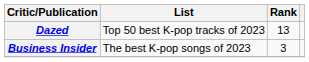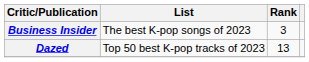rows swapped: (52, 48) <-> (52, 30)
